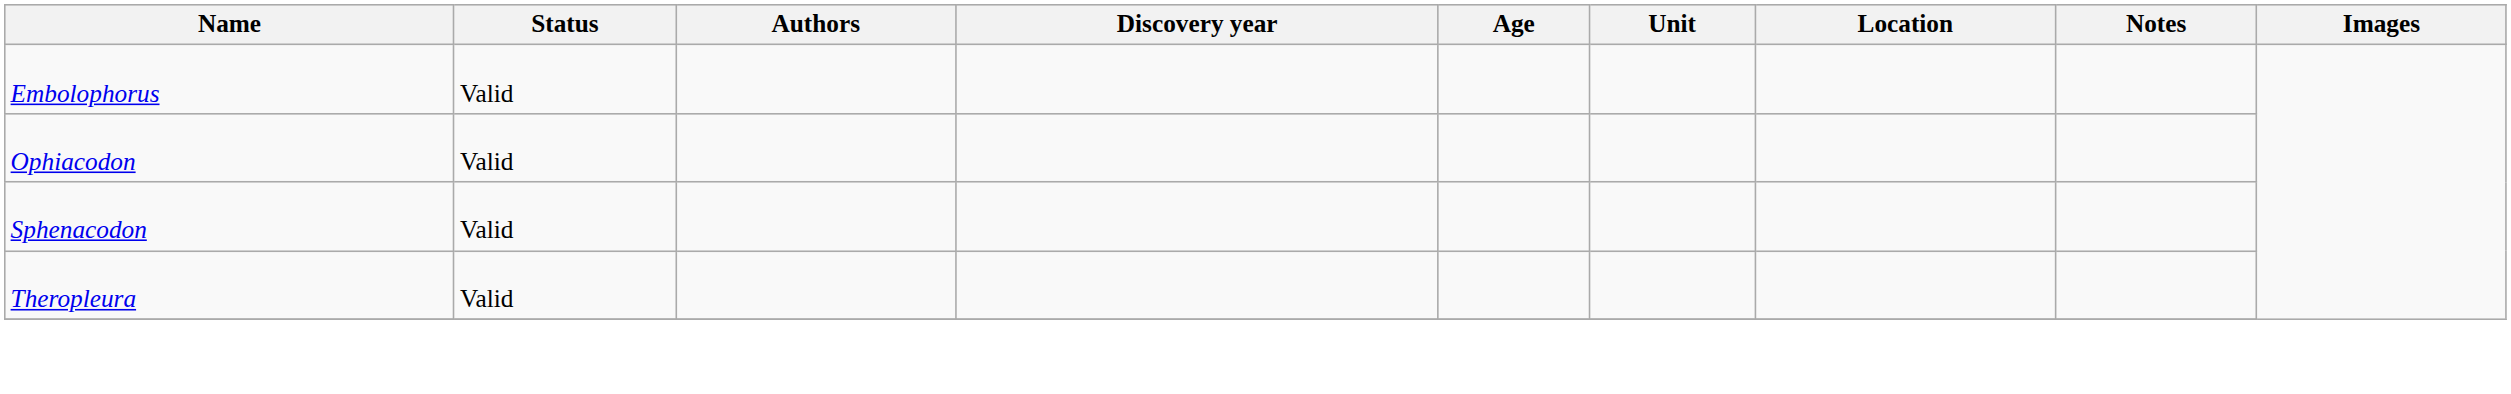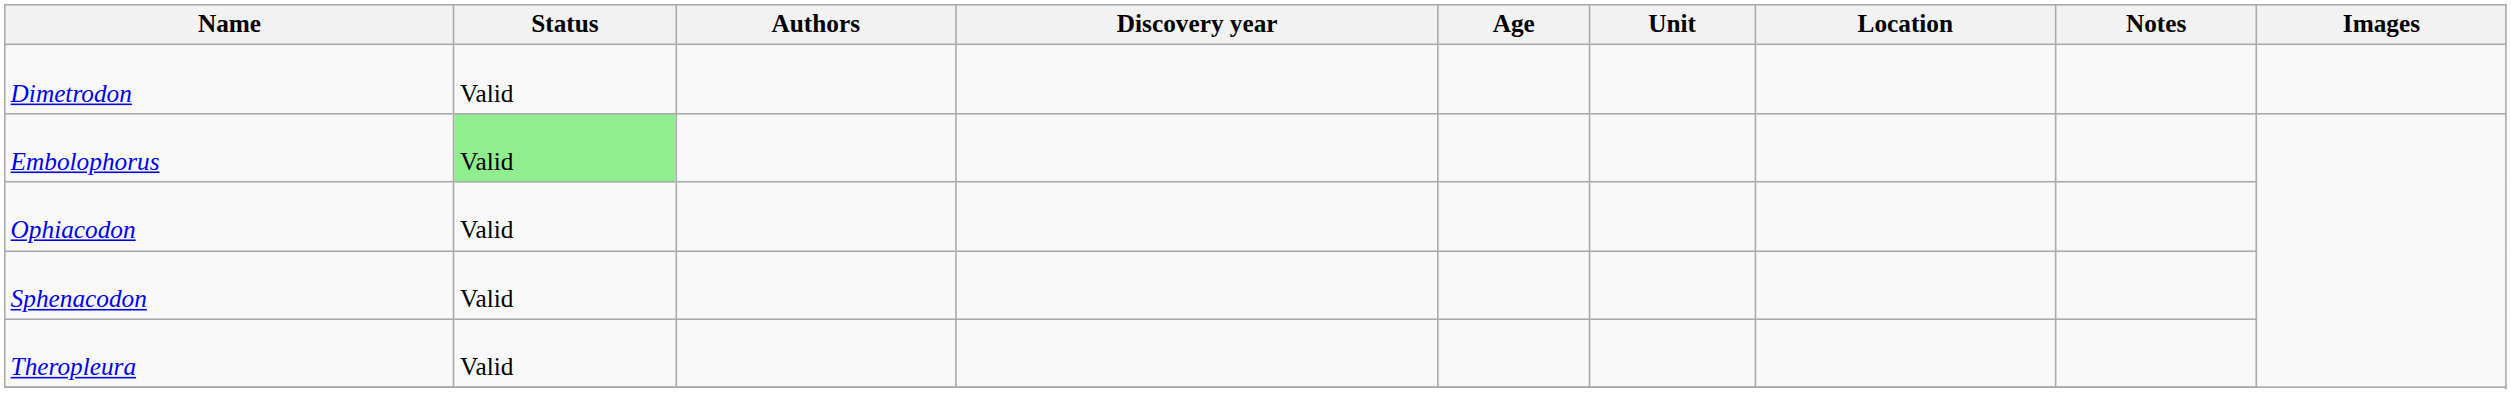+ row: (71, 93)
(487, 93) no background -> (487, 161) lightgreen background
